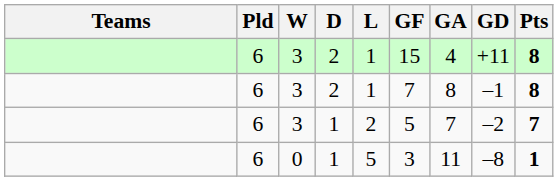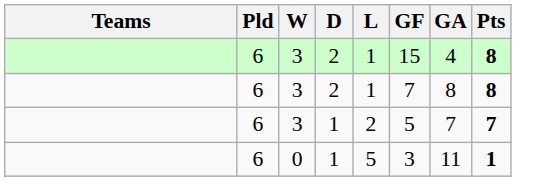- column: (493, 21)
